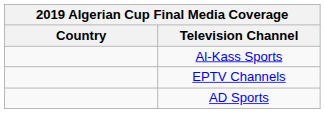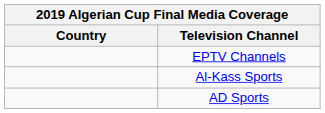rows swapped: (239, 77) <-> (239, 56)
